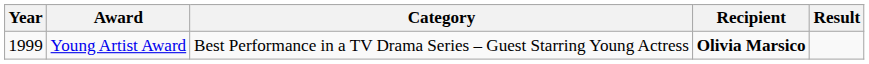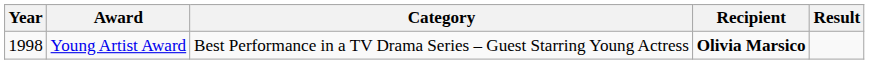(26, 45) 1999 -> (26, 45) 1998
